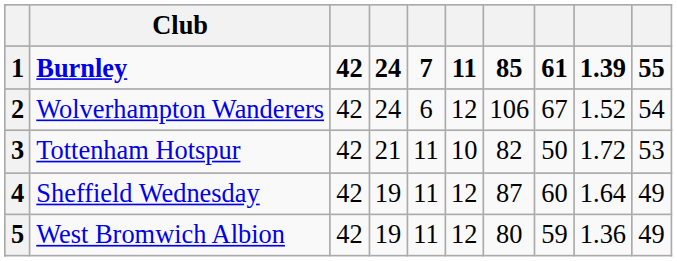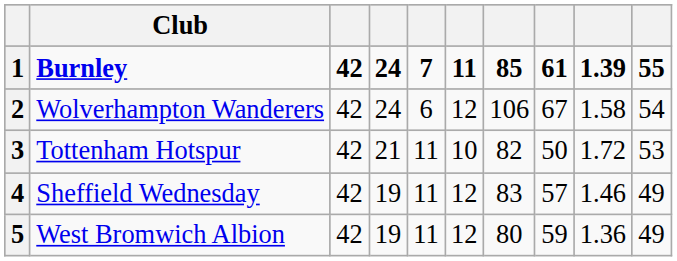(603, 109) 1.52 -> (603, 109) 1.58
(509, 192) 87 -> (509, 192) 83
(554, 192) 60 -> (554, 192) 57
(603, 192) 1.64 -> (603, 192) 1.46
